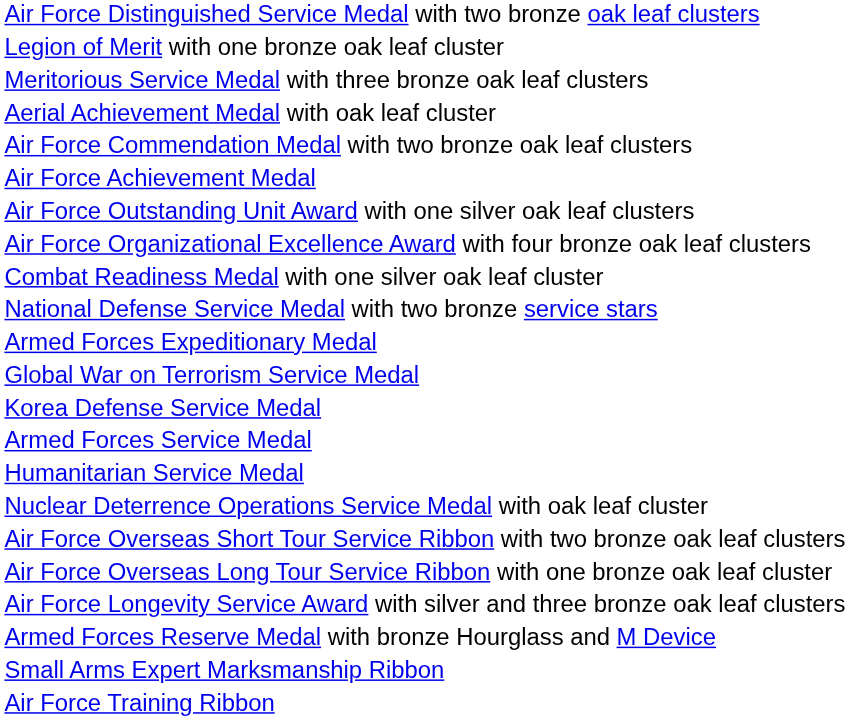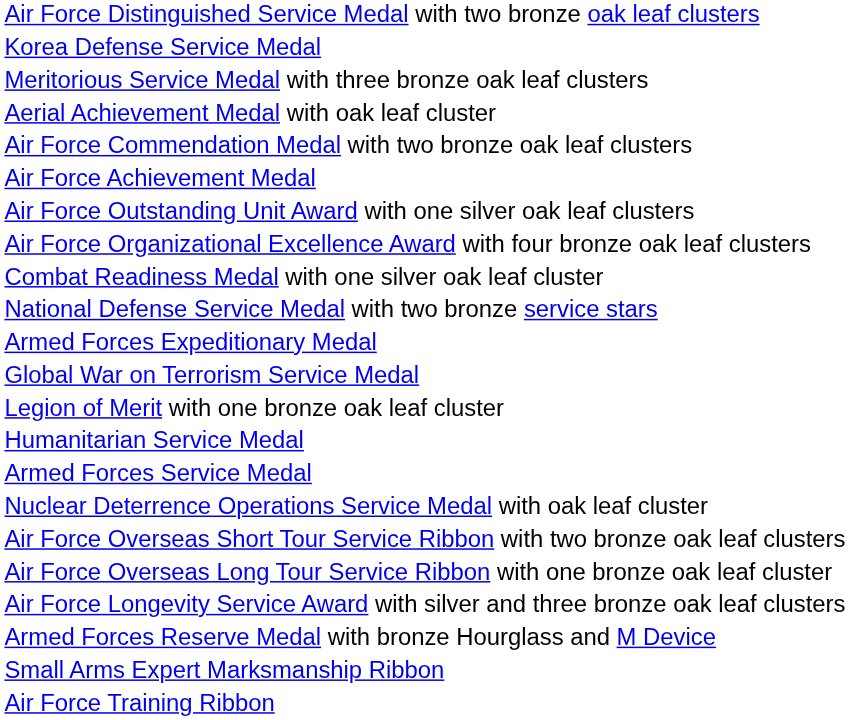rows swapped: (254, 47) <-> (163, 407)
rows swapped: (158, 440) <-> (154, 473)
